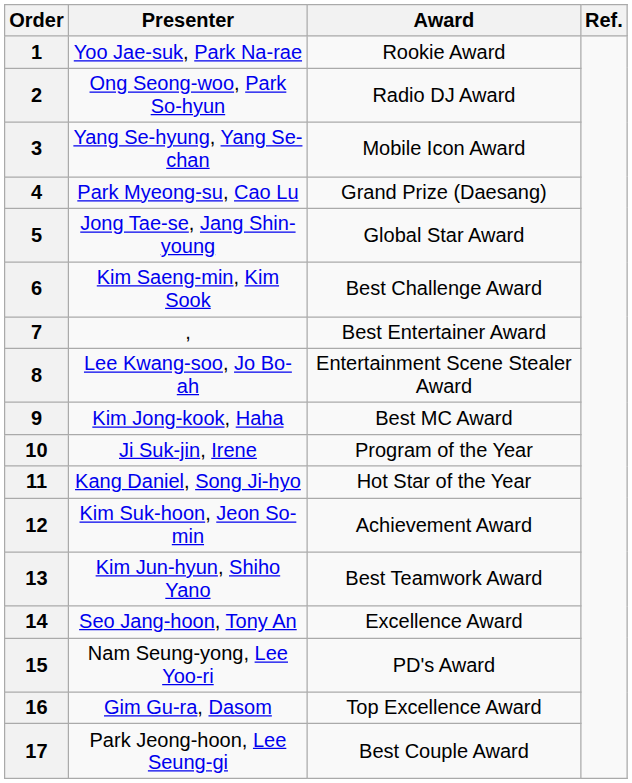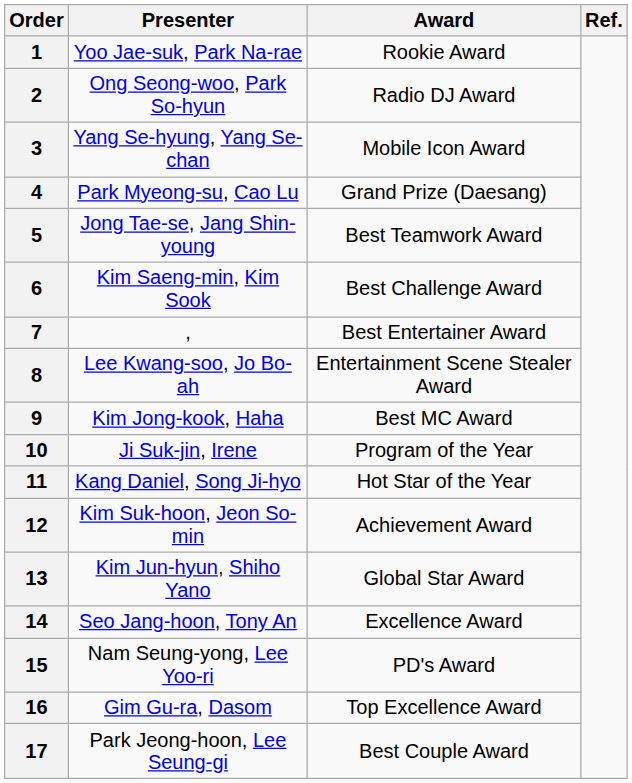(444, 235) Global Star Award -> (444, 235) Best Teamwork Award
(444, 578) Best Teamwork Award -> (444, 578) Global Star Award
